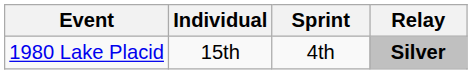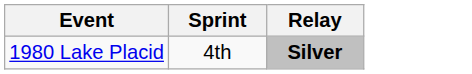- column: (220, 20)
